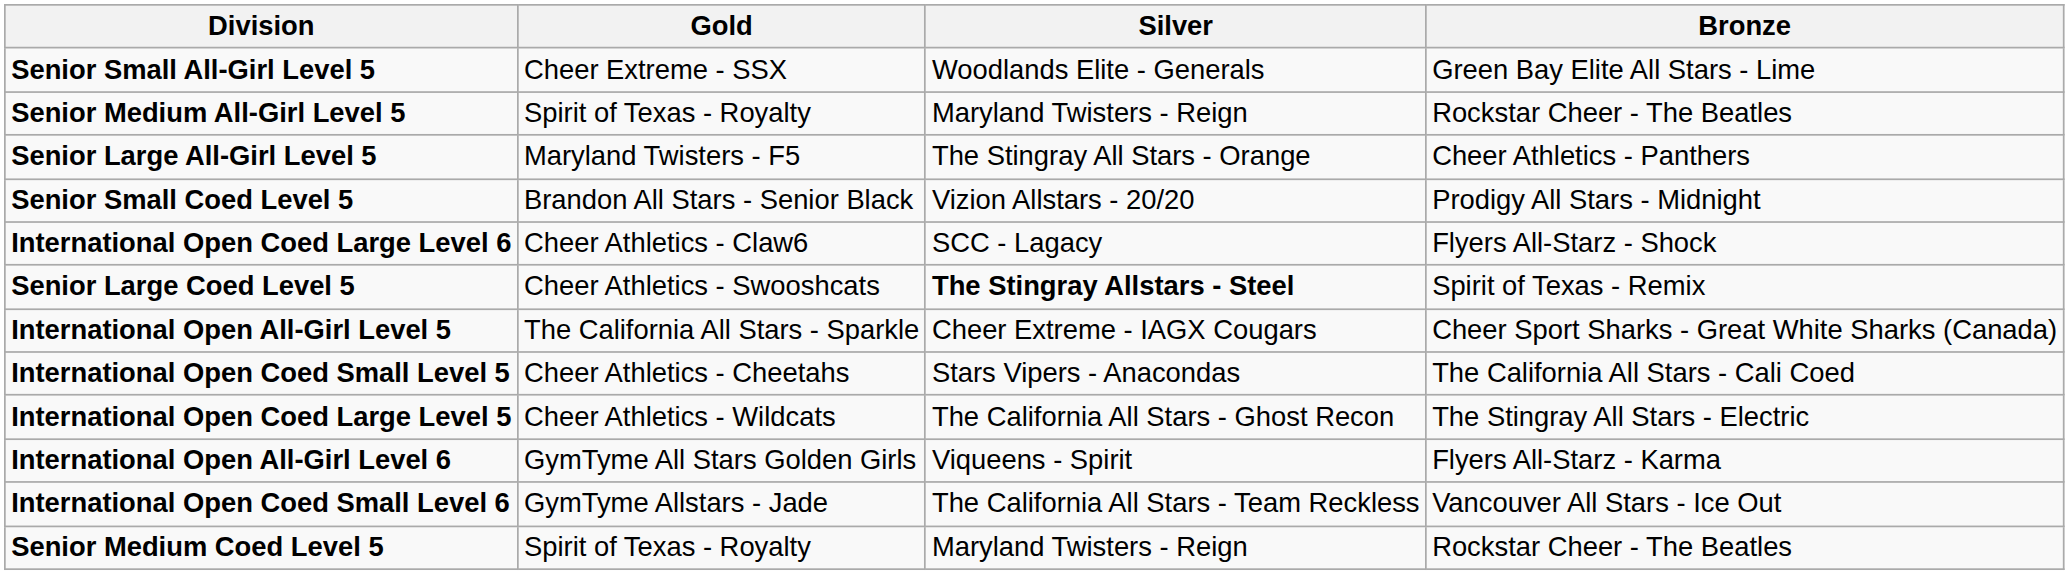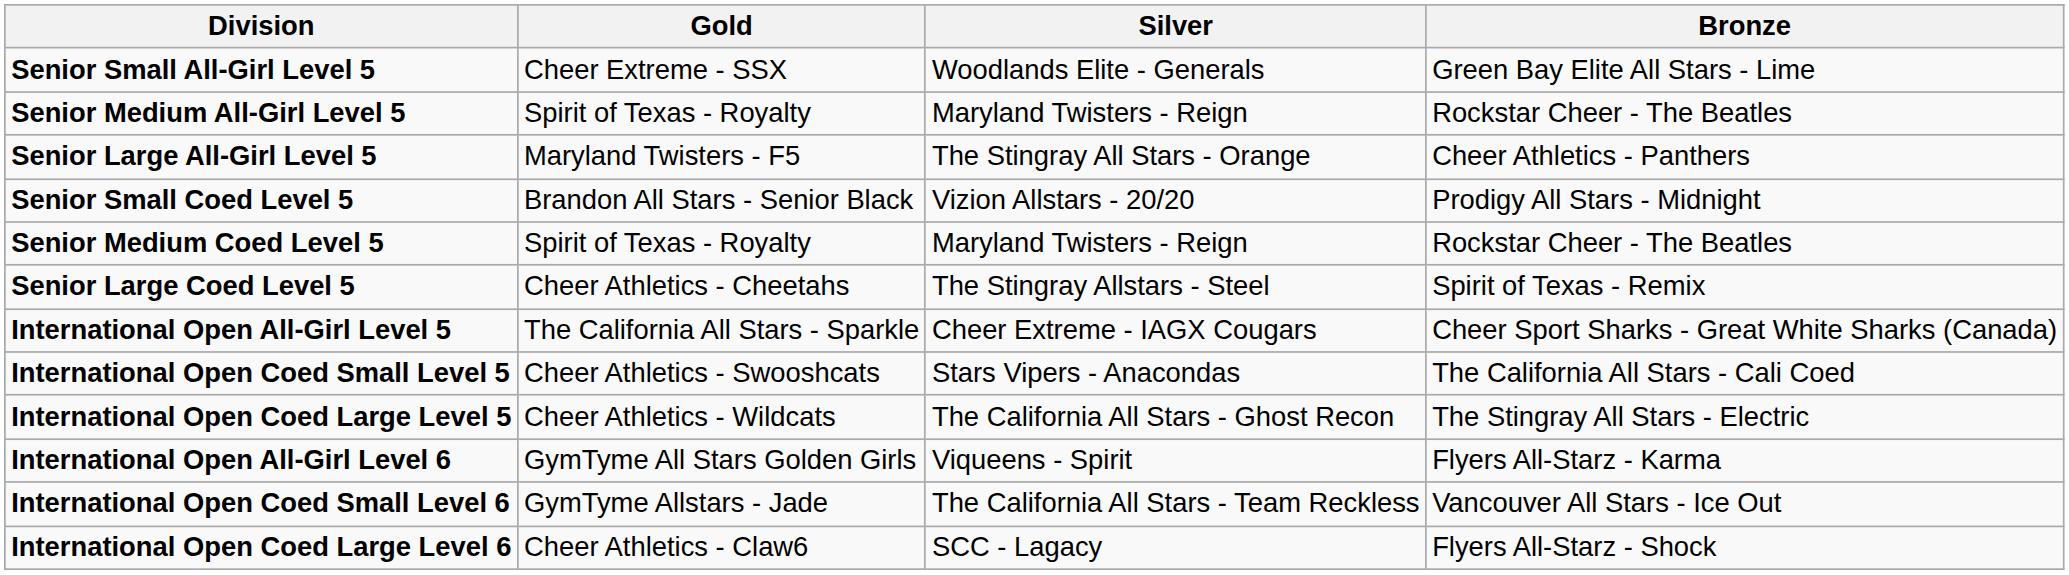rows swapped: (197, 546) <-> (261, 243)
(702, 286) Cheer Athletics - Swooshcats -> (687, 286) Cheer Athletics - Cheetahs
(1113, 286) bold -> (1101, 286) normal
(687, 373) Cheer Athletics - Cheetahs -> (702, 373) Cheer Athletics - Swooshcats
